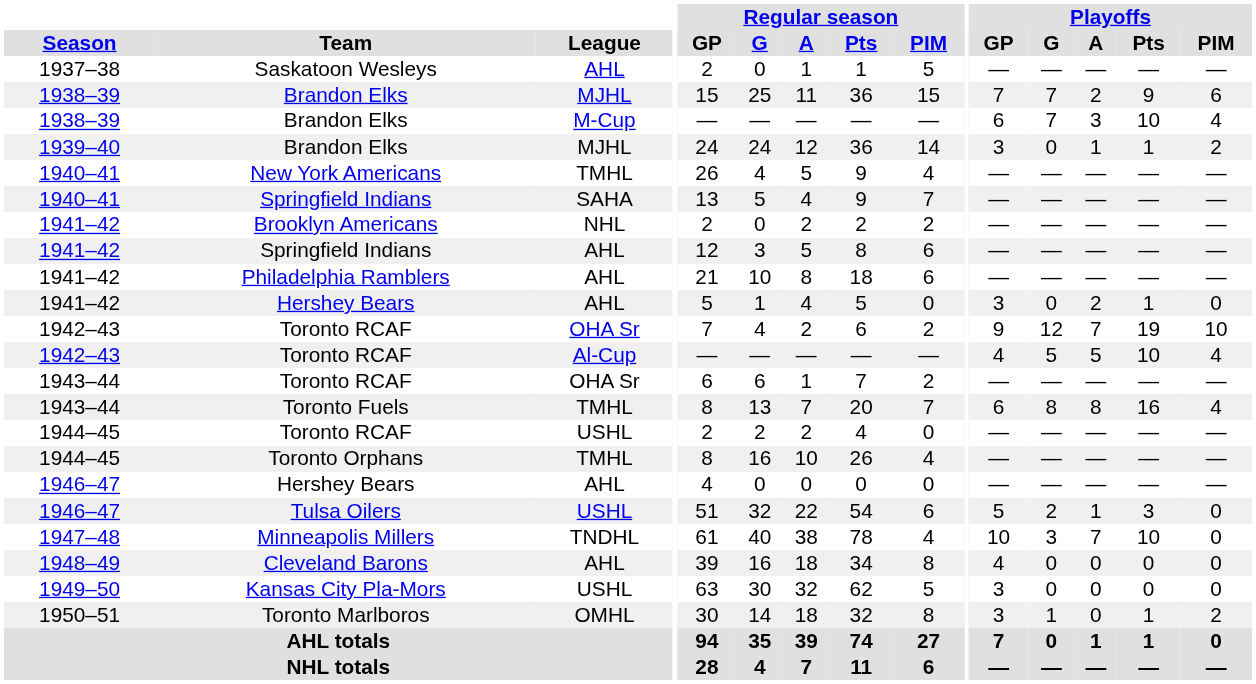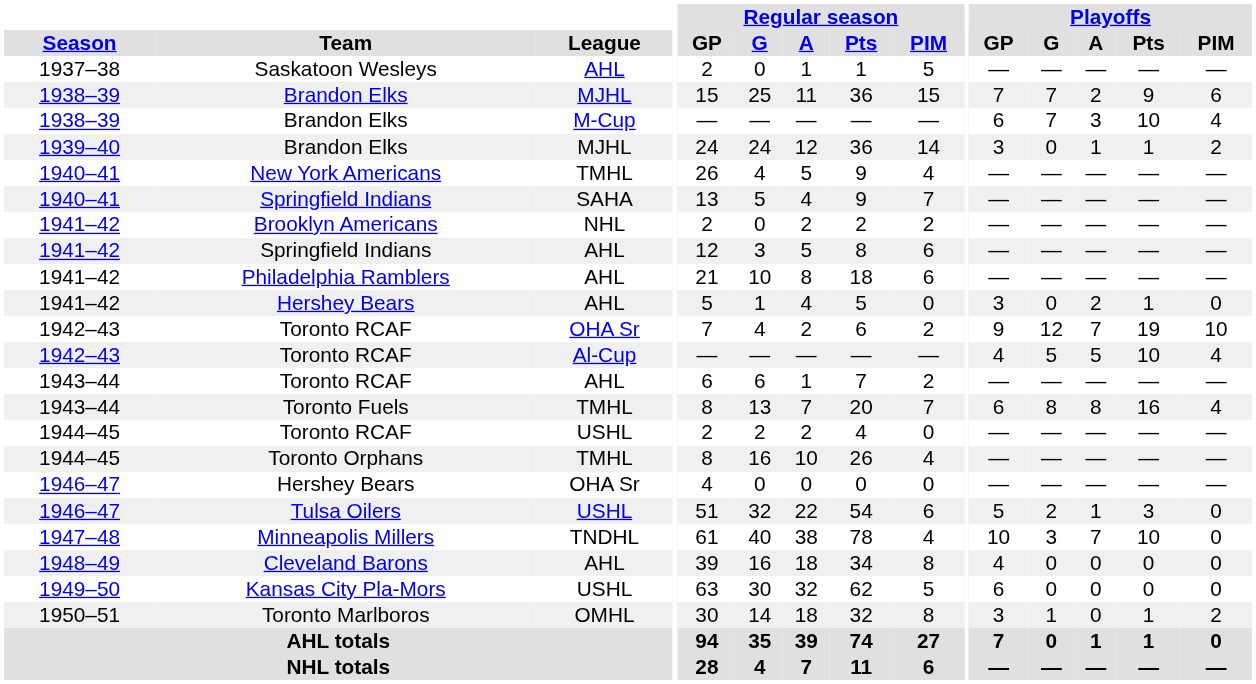(604, 380) OHA Sr -> (604, 380) AHL
(604, 484) AHL -> (604, 484) OHA Sr
(999, 588) 3 -> (999, 588) 6
